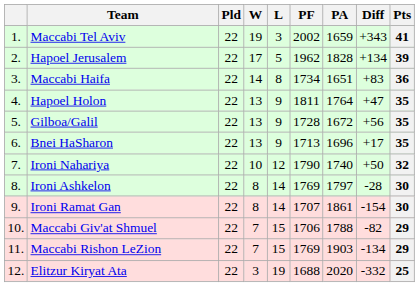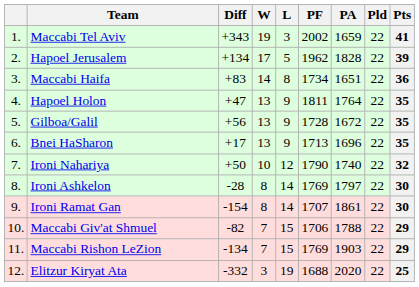columns swapped: (231, 15) <-> (373, 15)
